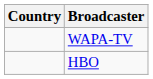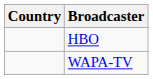rows swapped: (100, 39) <-> (83, 62)
